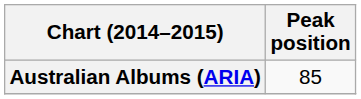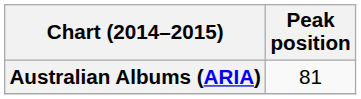(311, 76) 85 -> (311, 76) 81
